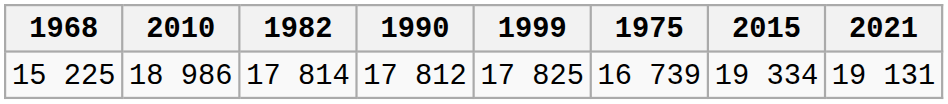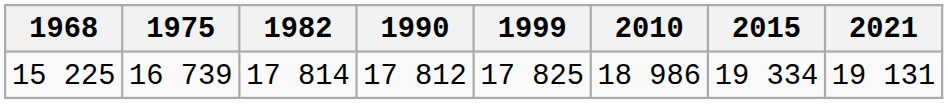columns swapped: (649, 29) <-> (181, 29)
